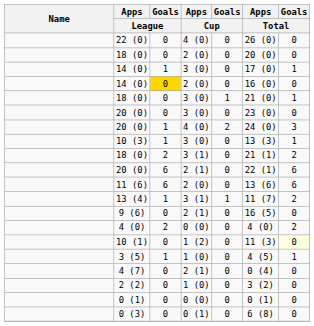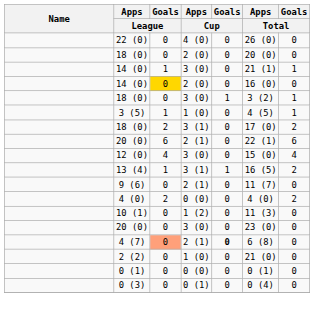(261, 69) 17 (0) -> (261, 69) 21 (1)
(261, 98) 21 (0) -> (261, 98) 3 (2)
rows swapped: (132, 112) <-> (132, 256)
- row: (132, 127)
- row: (132, 141)
(261, 156) 21 (1) -> (261, 127) 17 (0)
- row: (132, 184)
+ row: (132, 156)
(261, 199) 11 (7) -> (261, 170) 16 (5)
(261, 213) 16 (5) -> (261, 184) 11 (7)
(294, 242) lightyellow background -> (294, 213) no background
(166, 271) no background -> (166, 242) lightsalmon background
(227, 271) normal -> (227, 242) bold
(261, 271) 0 (4) -> (261, 242) 6 (8)
(261, 285) 3 (2) -> (261, 256) 21 (0)
(261, 314) 6 (8) -> (261, 285) 0 (4)
